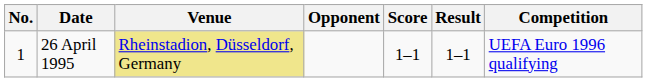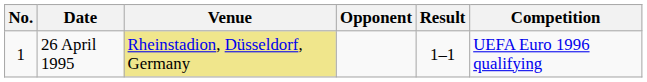- column: (408, 17)
